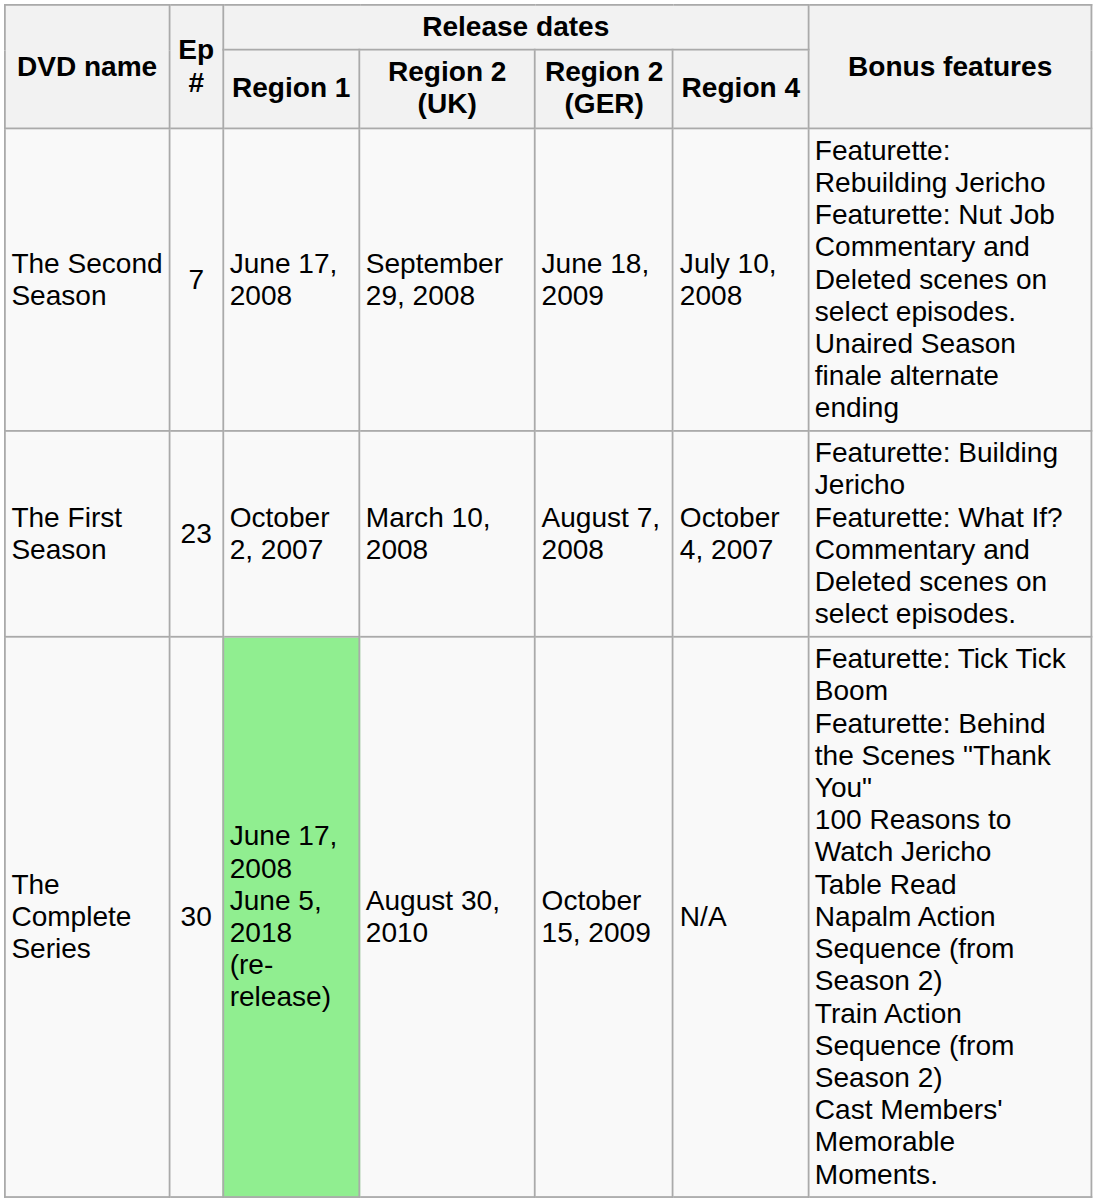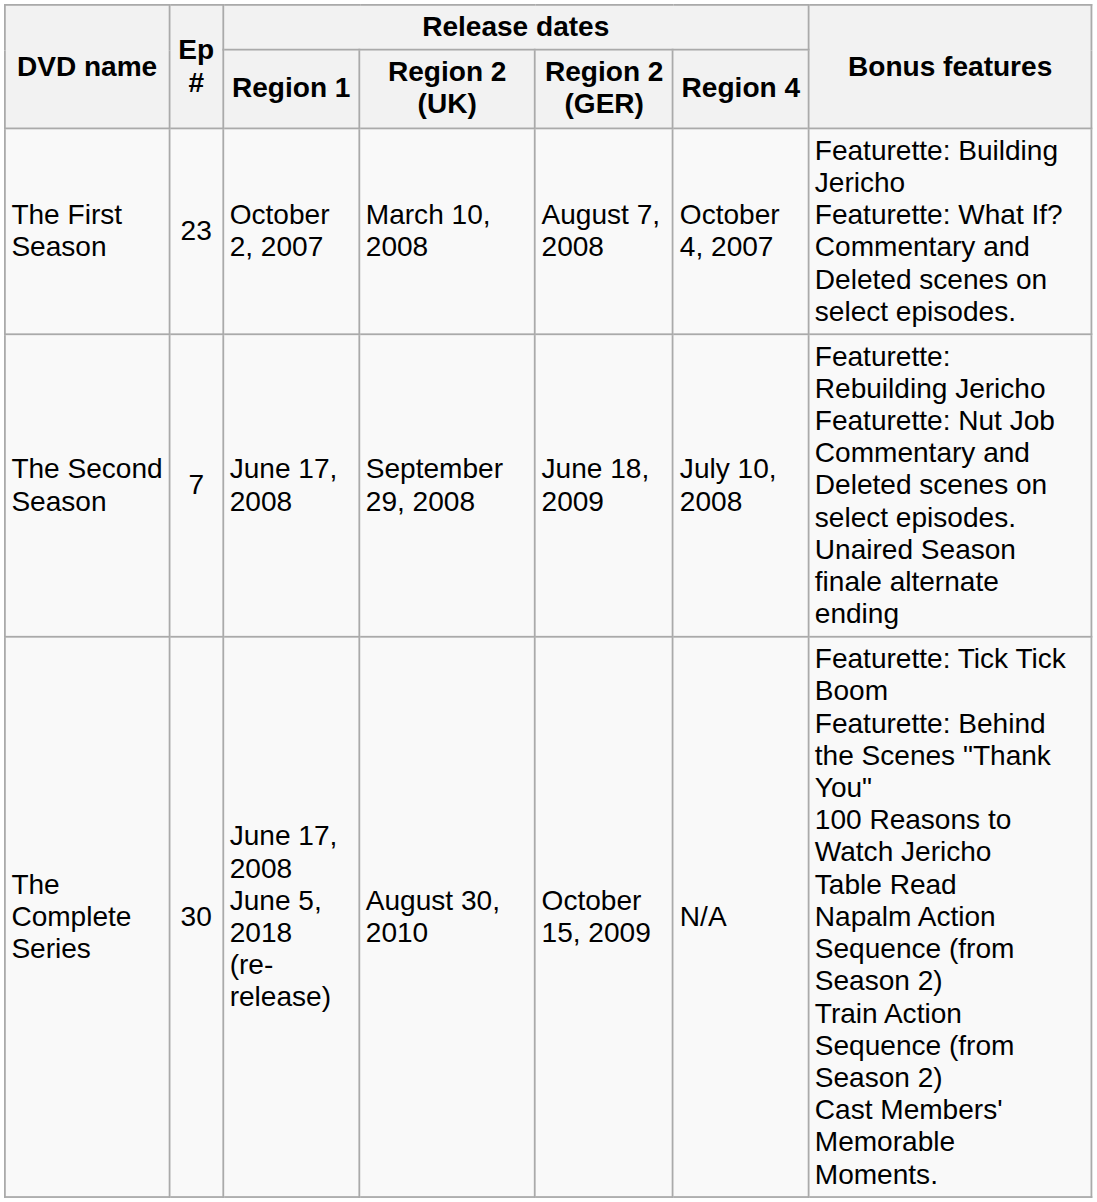rows swapped: (67, 532) <-> (87, 278)
(283, 916) lightgreen background -> (283, 916) no background
